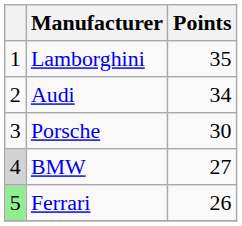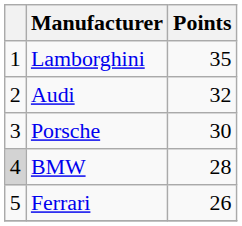(220, 94) 34 -> (220, 94) 32
(220, 167) 27 -> (220, 167) 28
(15, 203) lightgreen background -> (15, 203) no background
